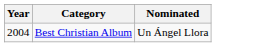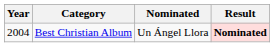+ column: (240, 14)
